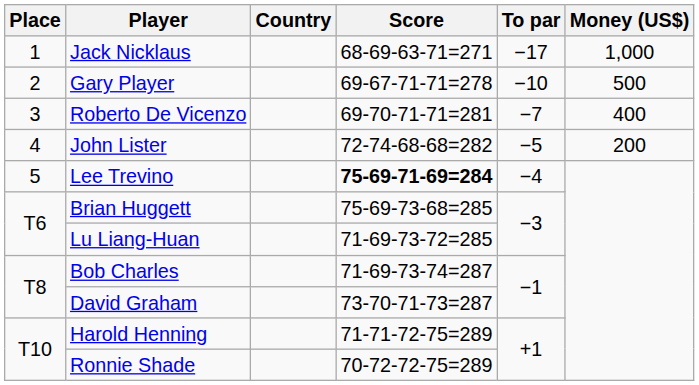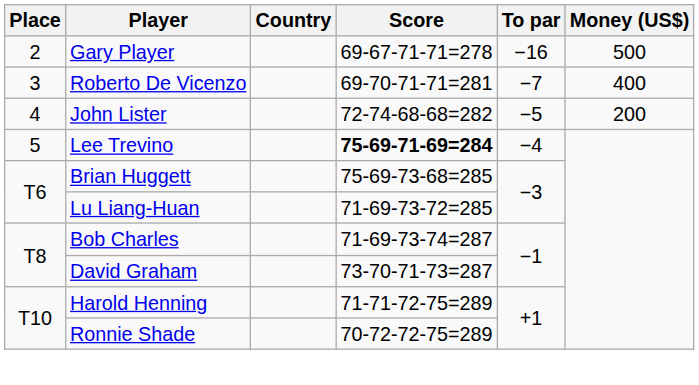- row: (130, 52)
(531, 83) −10 -> (531, 52) −16
